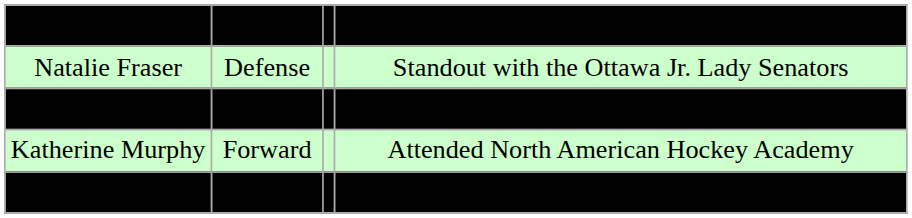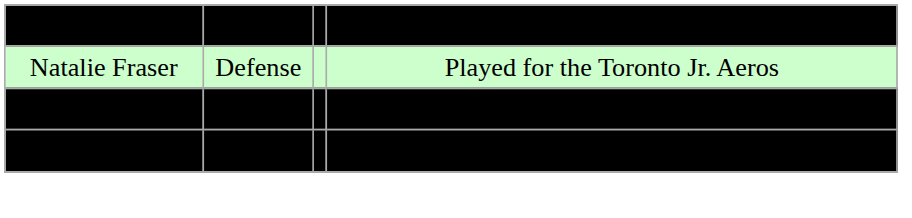(621, 66) Standout with the Ottawa Jr. Lady Senators -> (612, 66) Played for the Toronto Jr. Aeros
(621, 108) Played for the Toronto Jr. Aeros -> (612, 108) Standout with the Ottawa Jr. Lady Senators
- row: (108, 150)
